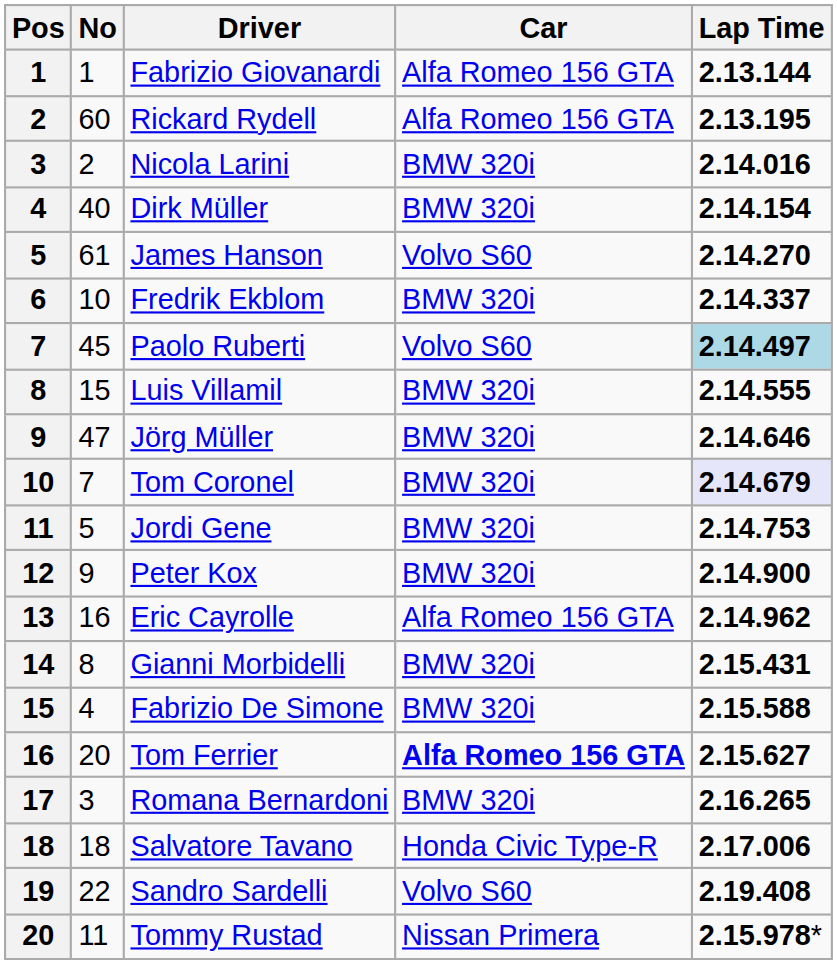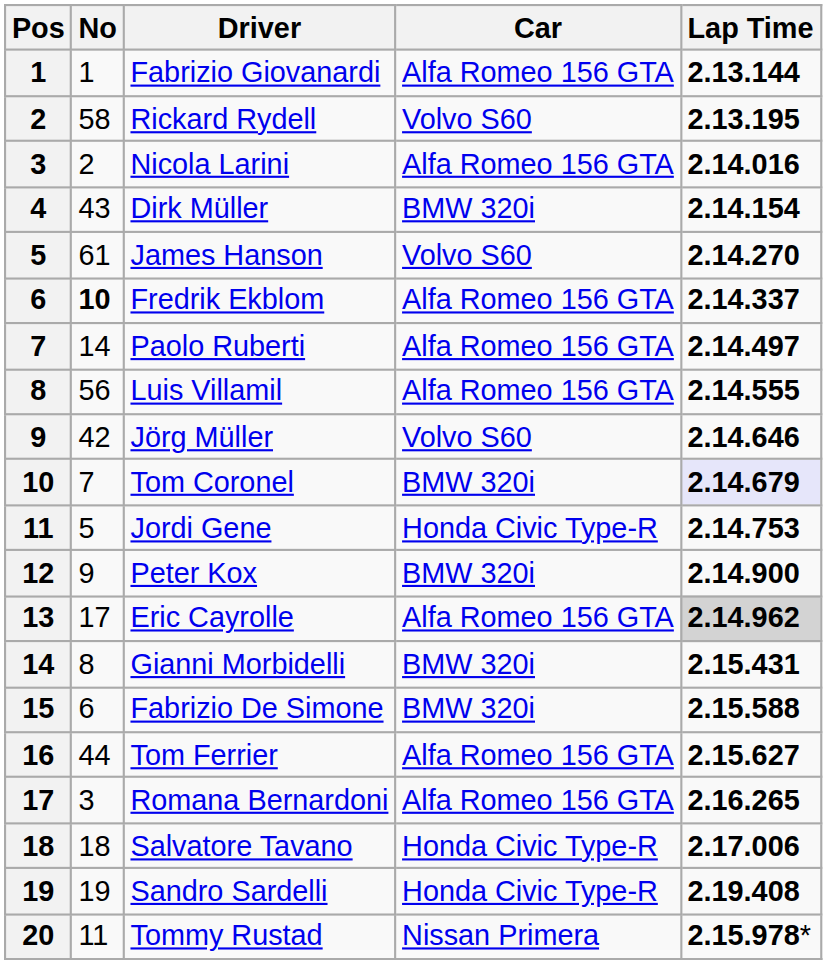(94, 118) 60 -> (94, 118) 58
(538, 118) Alfa Romeo 156 GTA -> (467, 118) Volvo S60
(469, 164) BMW 320i -> (538, 164) Alfa Romeo 156 GTA
(94, 209) 40 -> (94, 209) 43
(94, 300) normal -> (94, 300) bold
(469, 300) BMW 320i -> (538, 300) Alfa Romeo 156 GTA
(94, 346) 45 -> (94, 346) 14
(467, 346) Volvo S60 -> (538, 346) Alfa Romeo 156 GTA
(755, 346) lightblue background -> (744, 346) no background
(94, 391) 15 -> (94, 391) 56
(469, 391) BMW 320i -> (538, 391) Alfa Romeo 156 GTA
(94, 436) 47 -> (94, 436) 42
(469, 436) BMW 320i -> (467, 436) Volvo S60
(469, 527) BMW 320i -> (530, 527) Honda Civic Type-R
(94, 618) 16 -> (94, 618) 17
(755, 618) no background -> (744, 618) lightgrey background
(86, 709) 4 -> (86, 709) 6
(94, 755) 20 -> (94, 755) 44
(544, 755) bold -> (538, 755) normal
(469, 800) BMW 320i -> (538, 800) Alfa Romeo 156 GTA
(94, 891) 22 -> (94, 891) 19
(467, 891) Volvo S60 -> (530, 891) Honda Civic Type-R
